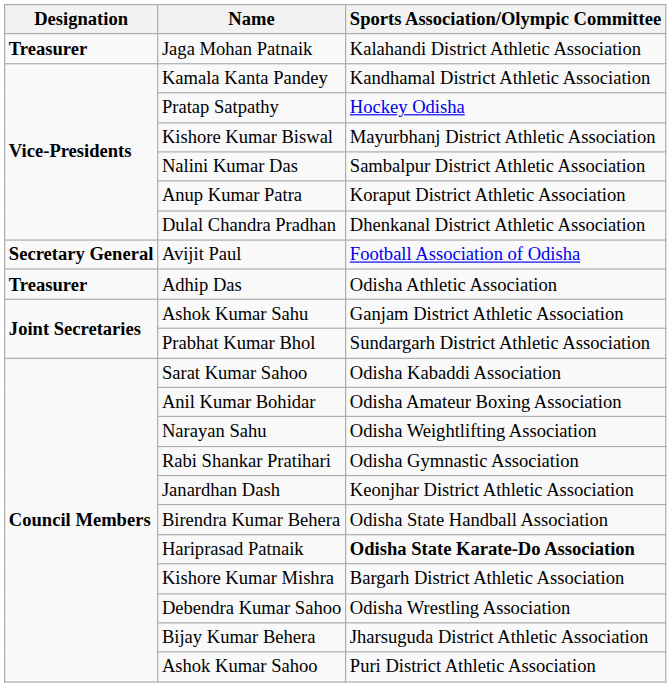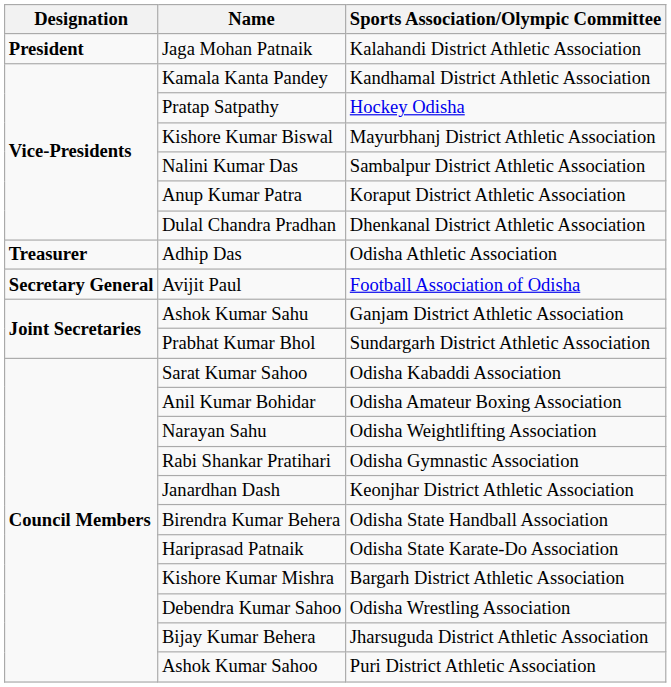(48, 48) Treasurer -> (46, 48) President
rows swapped: (202, 254) <-> (202, 284)
(492, 549) bold -> (484, 549) normal
